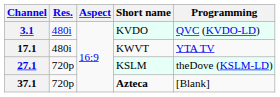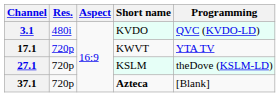(62, 48) 480i -> (63, 48) 720p
